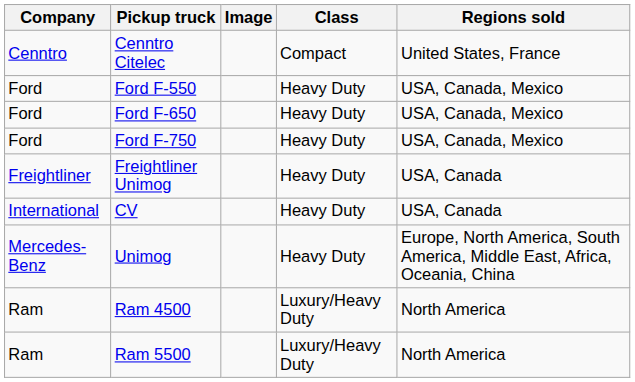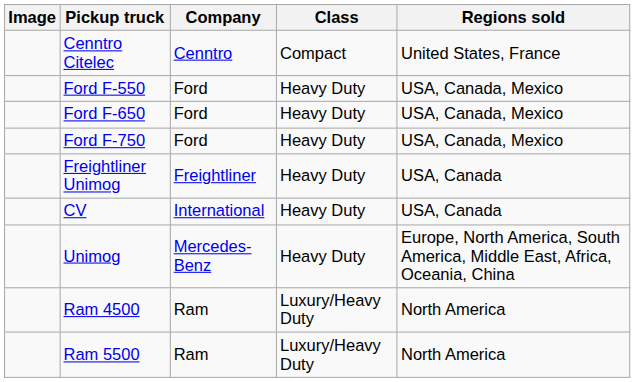columns swapped: (58, 17) <-> (249, 17)
